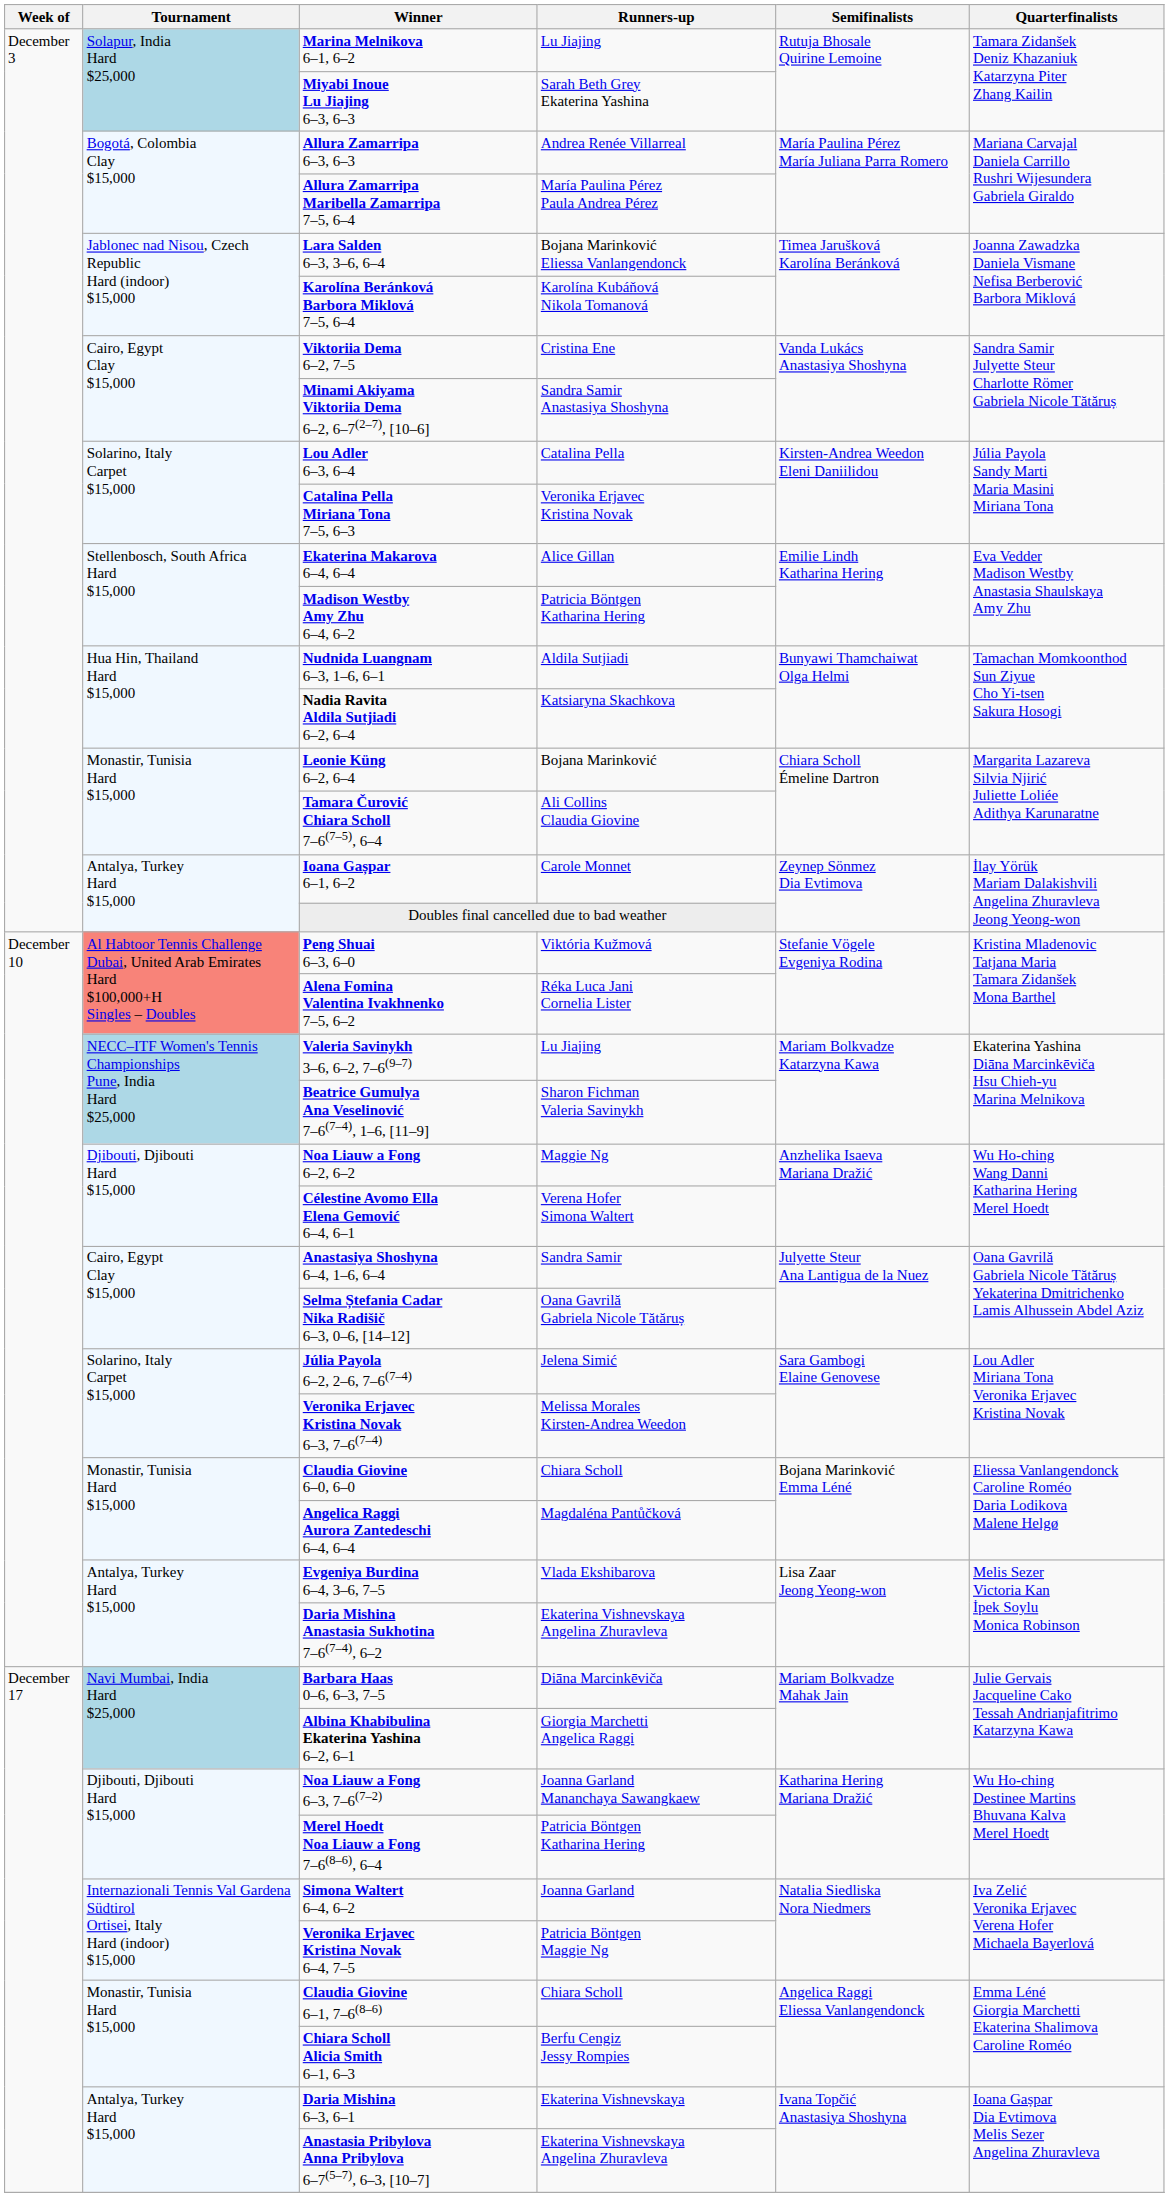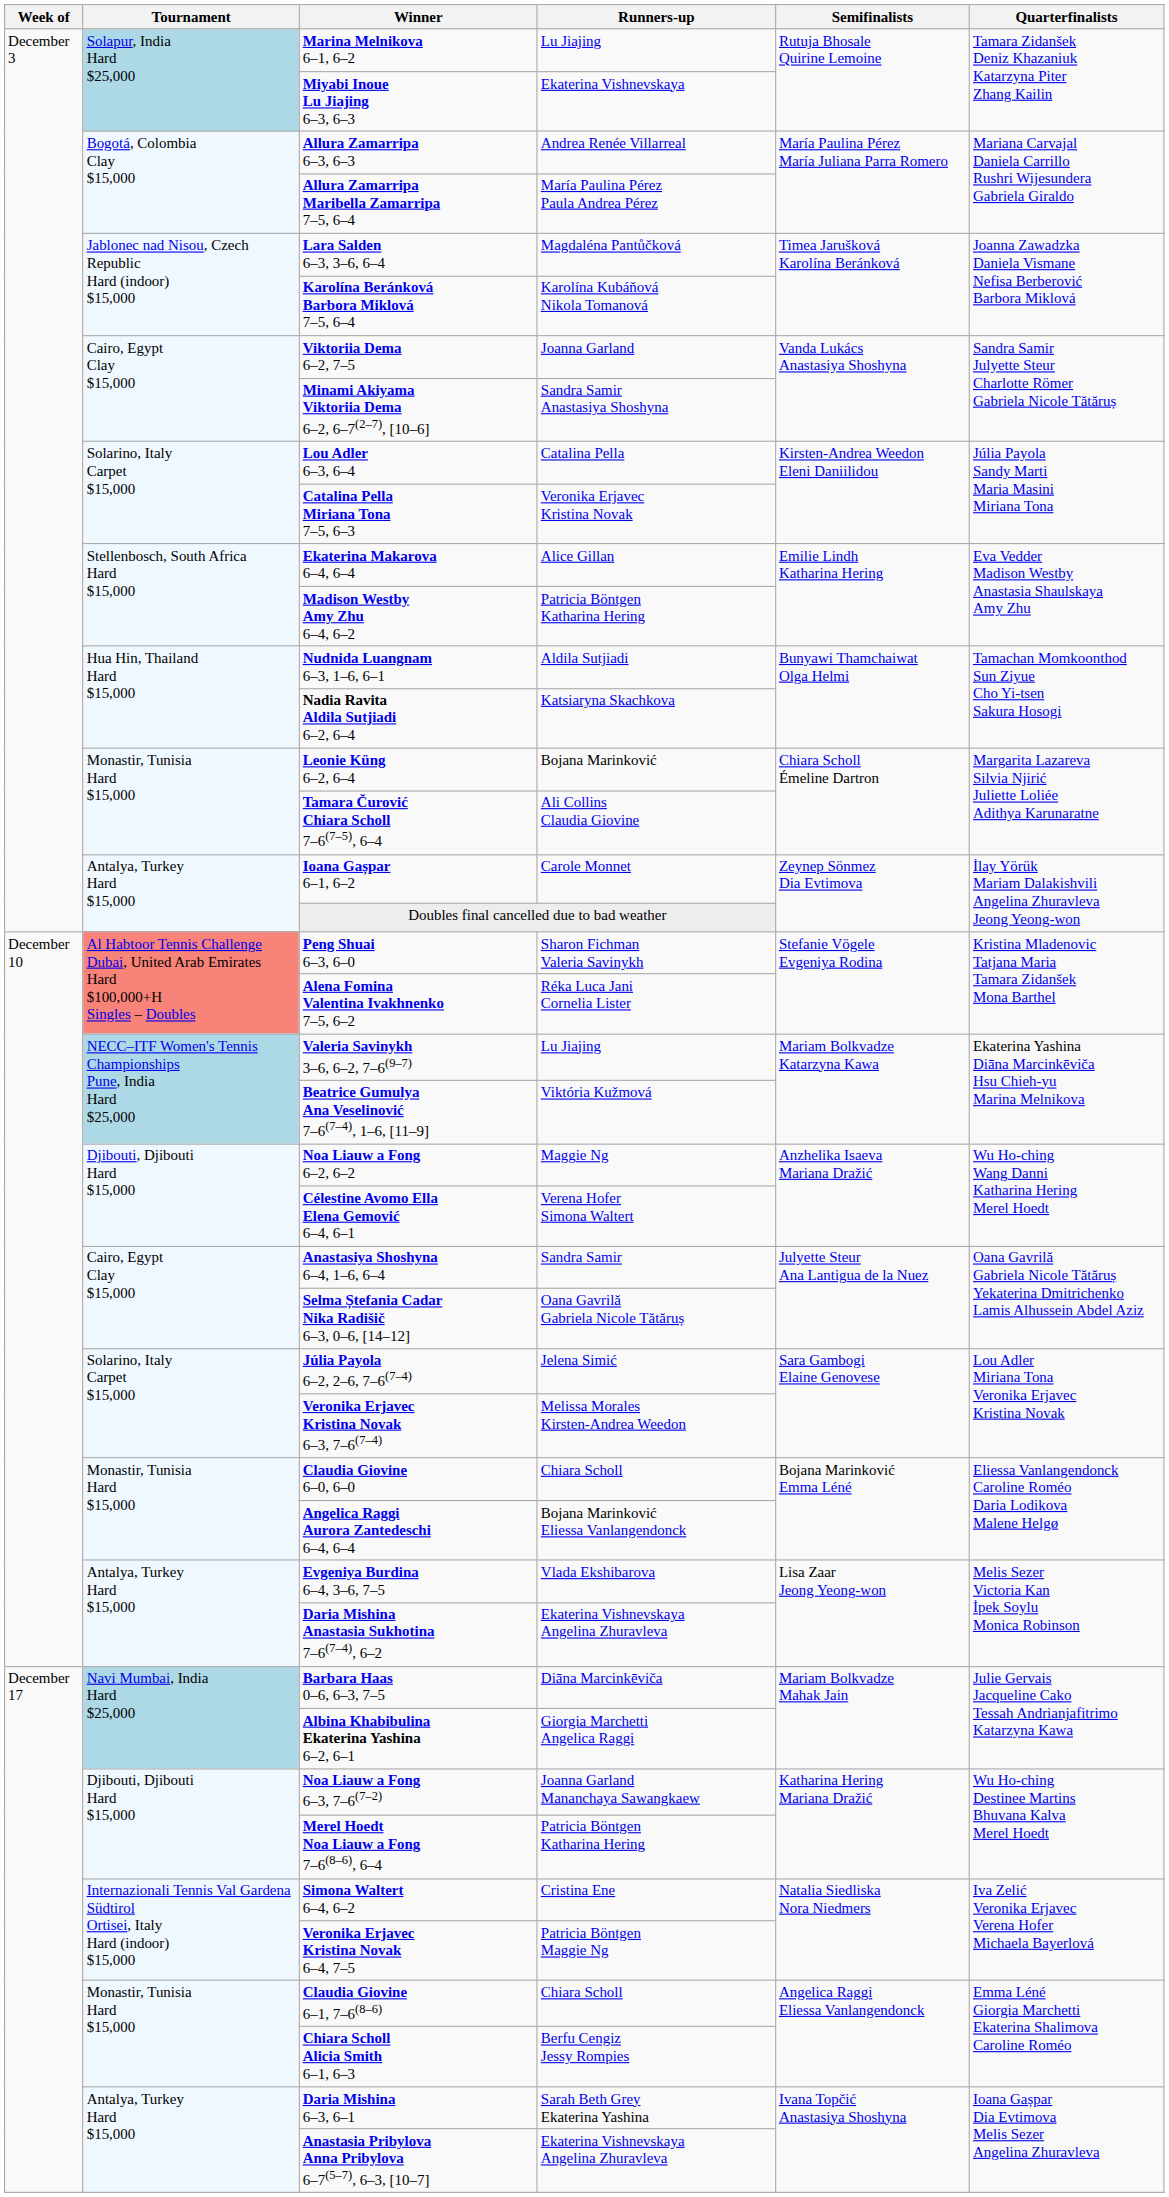(595, 92) Sarah Beth Grey Ekaterina Yashina -> (613, 83) Ekaterina Vishnevskaya
(614, 254) Bojana Marinković Eliessa Vanlangendonck -> (611, 245) Magdaléna Pantůčková
(578, 347) Cristina Ene -> (588, 347) Joanna Garland
(596, 943) Viktória Kužmová -> (592, 952) Sharon Fichman Valeria Savinykh
(592, 1100) Sharon Fichman Valeria Savinykh -> (596, 1091) Viktória Kužmová
(611, 1512) Magdaléna Pantůčková -> (614, 1521) Bojana Marinković Eliessa Vanlangendonck
(588, 1890) Joanna Garland -> (578, 1890) Cristina Ene
(613, 2098) Ekaterina Vishnevskaya -> (595, 2107) Sarah Beth Grey Ekaterina Yashina
